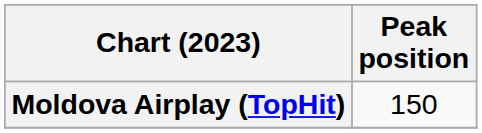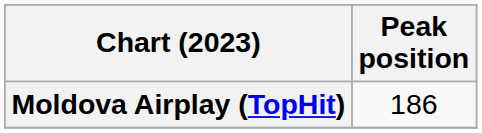(414, 104) 150 -> (414, 104) 186
